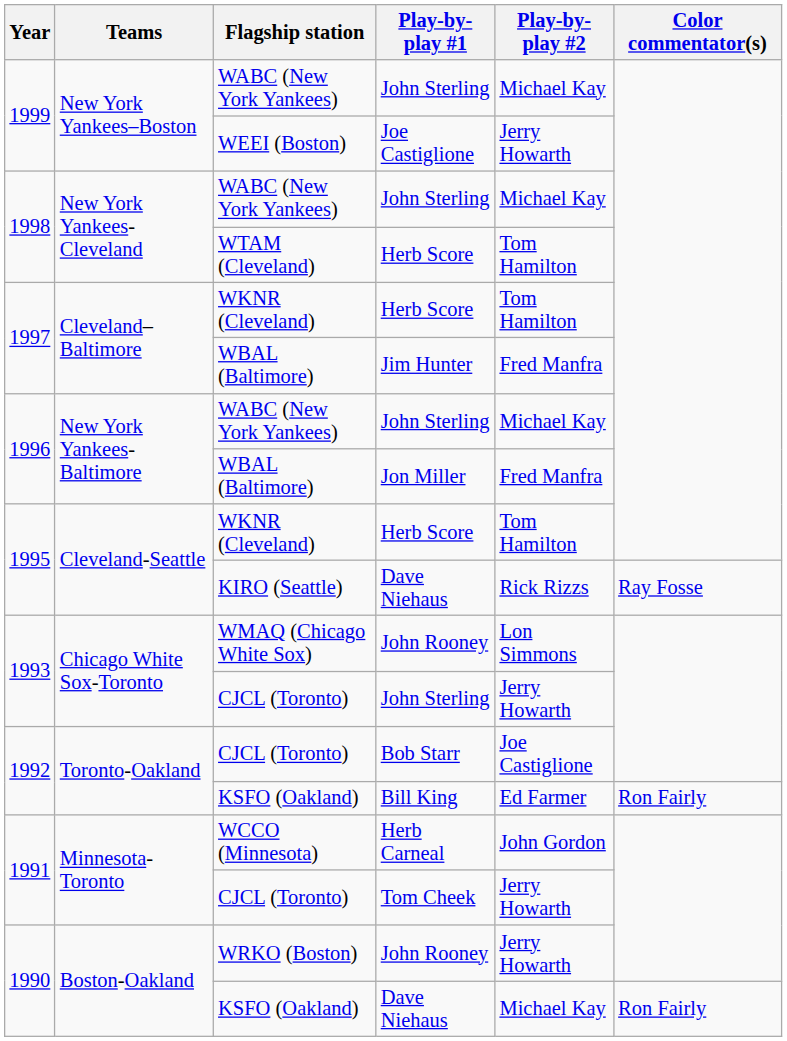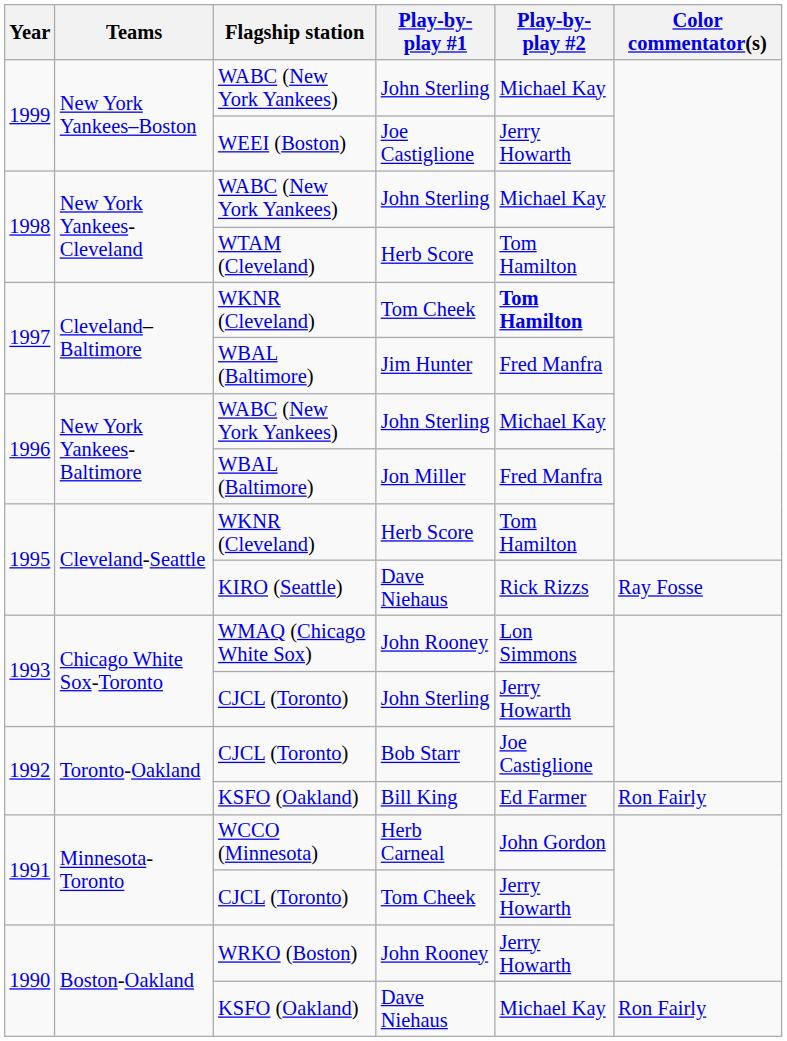(427, 309) Herb Score -> (428, 309) Tom Cheek
(538, 309) normal -> (541, 309) bold
